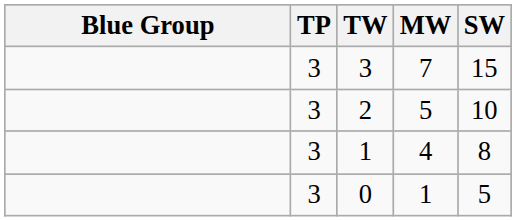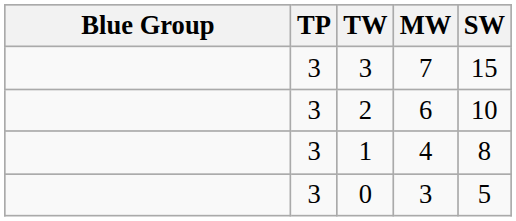(426, 109) 5 -> (426, 109) 6
(426, 194) 1 -> (426, 194) 3
